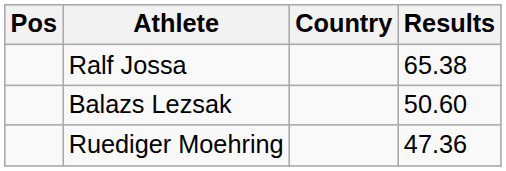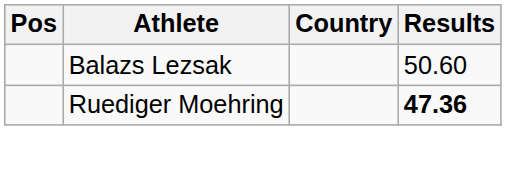- row: (128, 64)
(435, 144) normal -> (435, 104) bold
